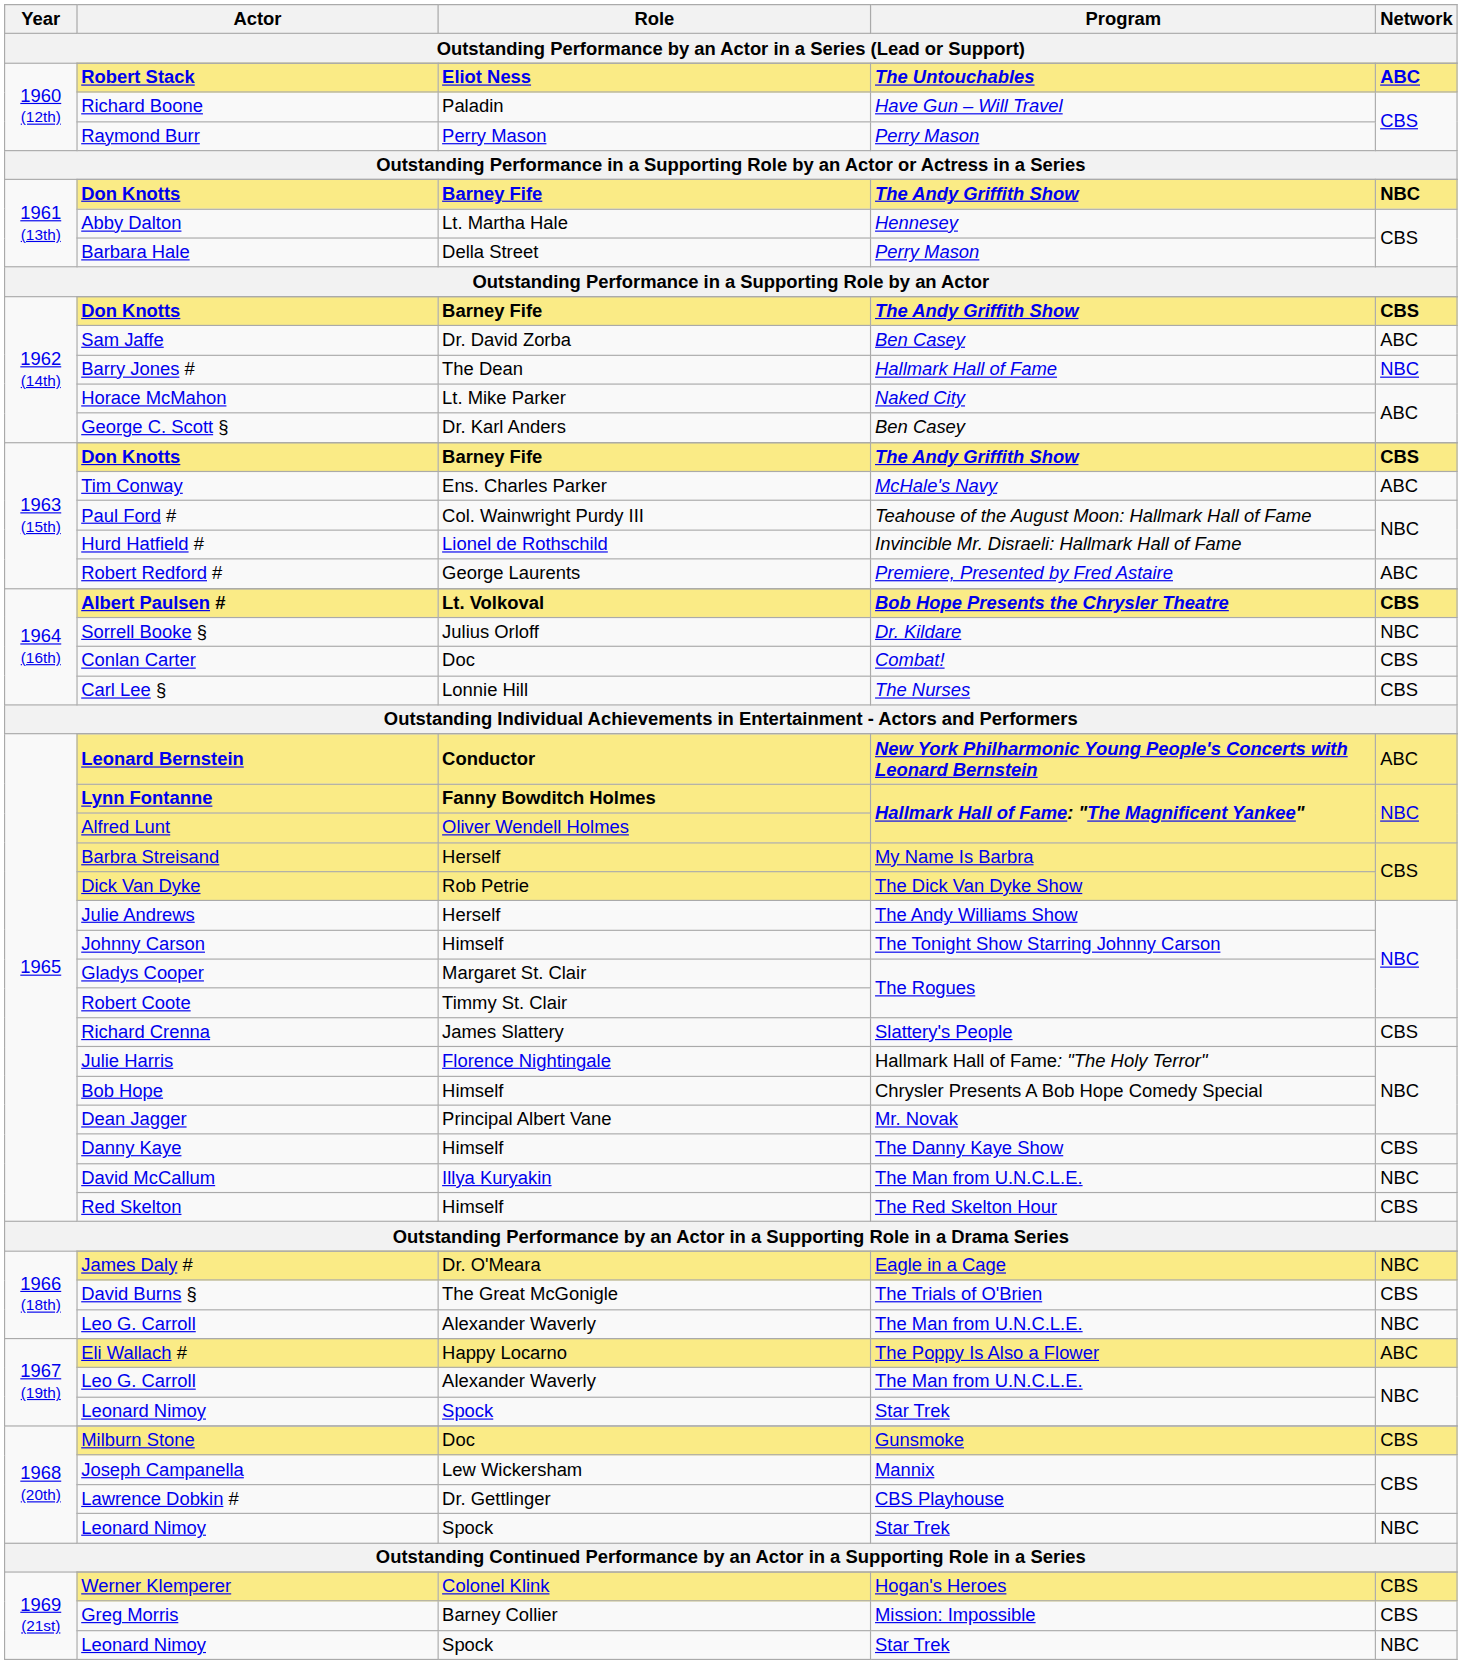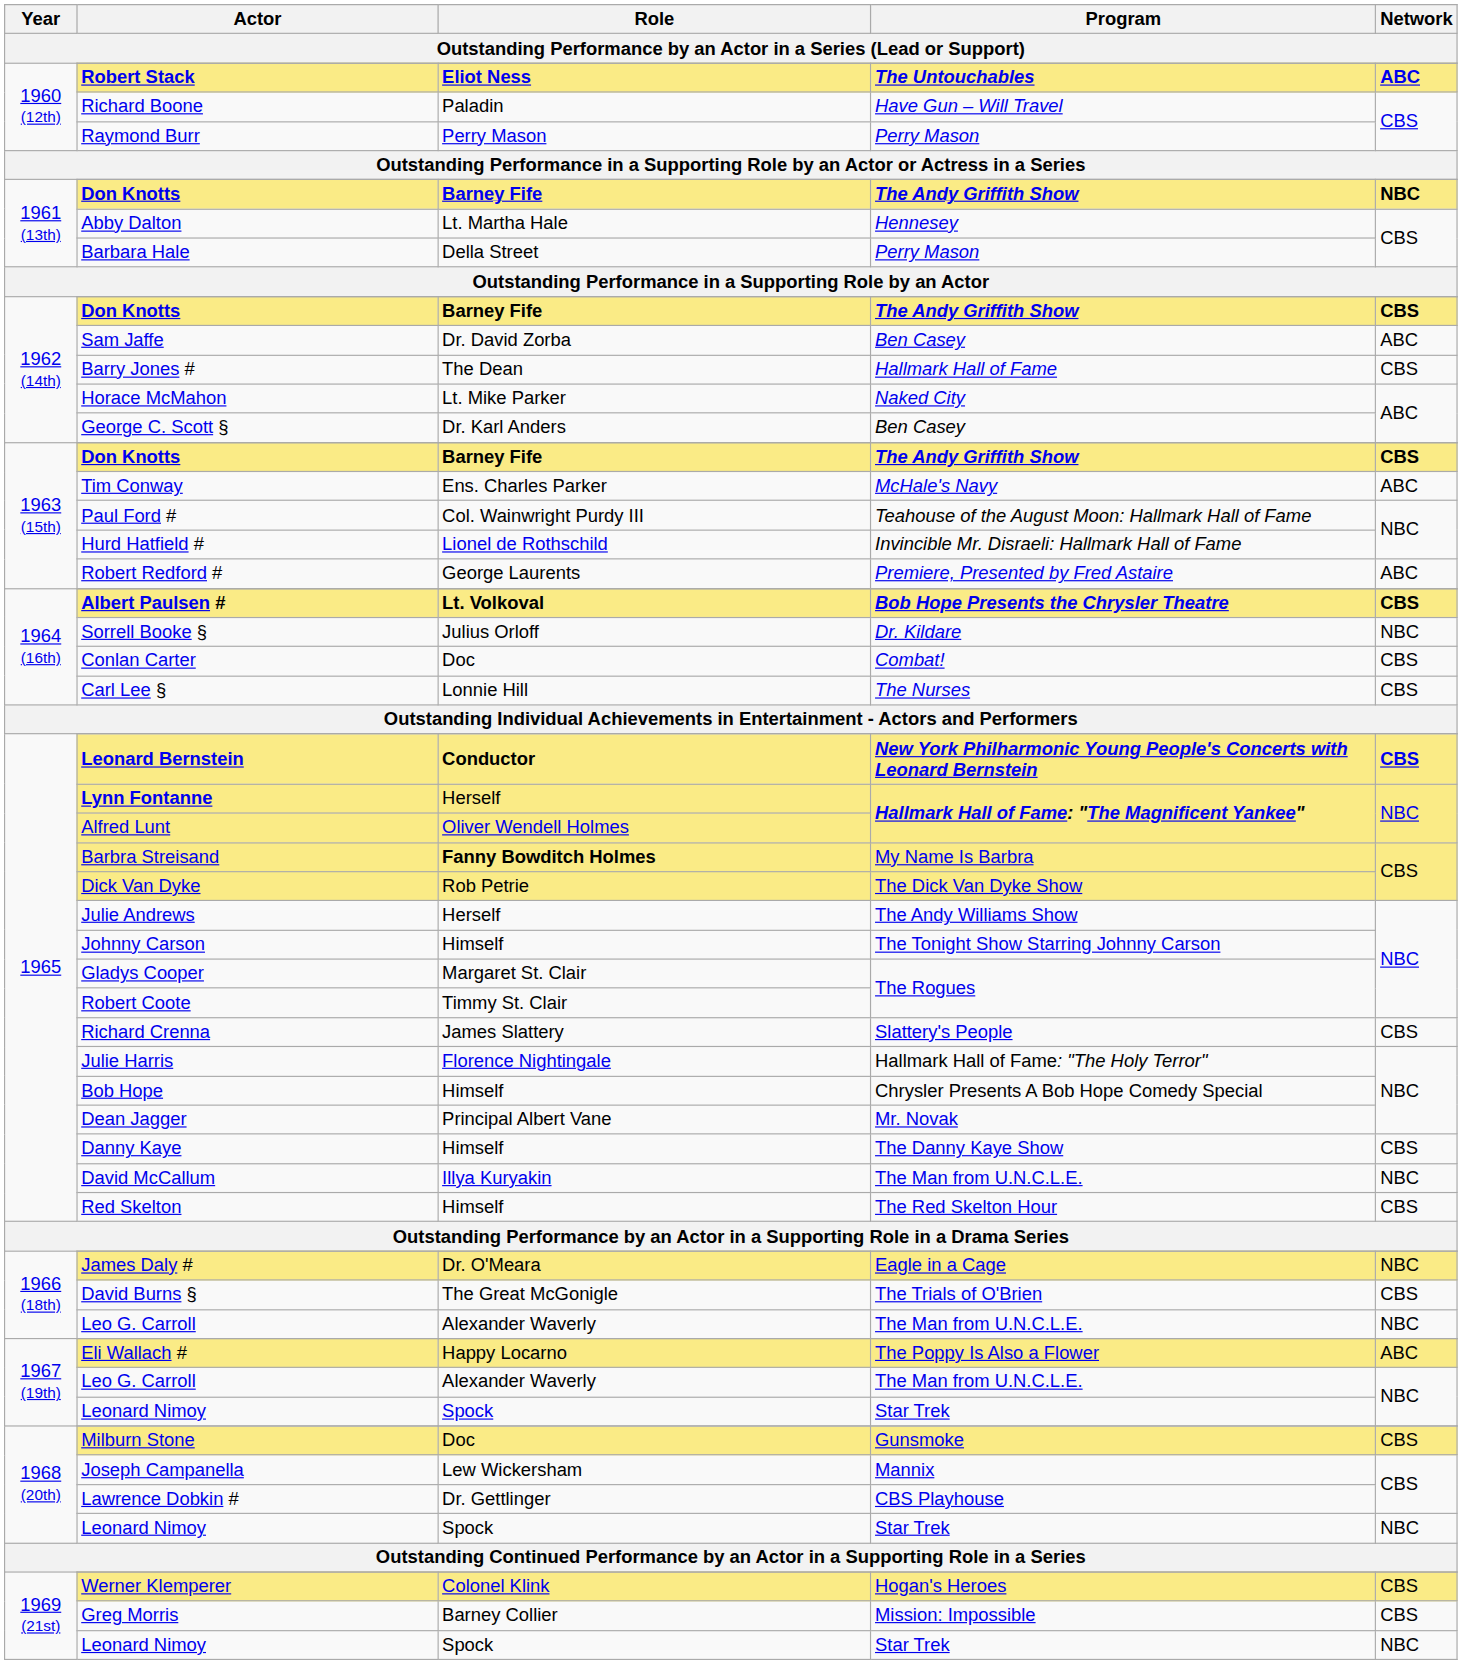(1400, 369) NBC -> (1399, 369) CBS
(1399, 758) ABC -> (1400, 758) CBS
(549, 798) Fanny Bowditch Holmes -> (471, 798) Herself
(471, 856) Herself -> (549, 856) Fanny Bowditch Holmes
